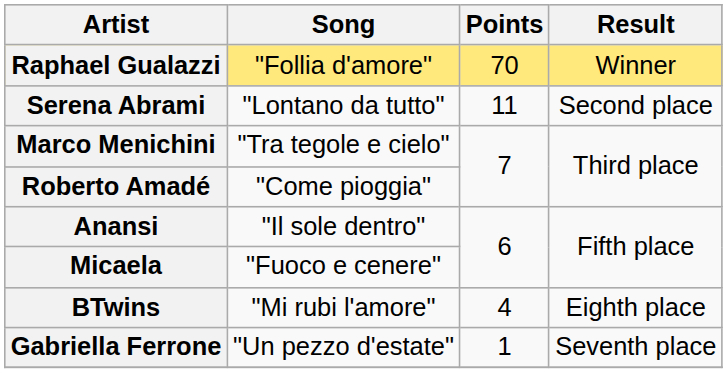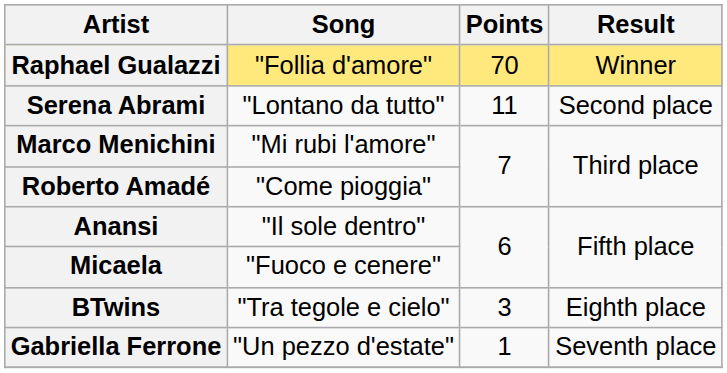(344, 145) "Tra tegole e cielo" -> (344, 145) "Mi rubi l'amore"
(344, 307) "Mi rubi l'amore" -> (344, 307) "Tra tegole e cielo"
(505, 307) 4 -> (505, 307) 3
